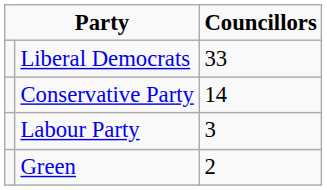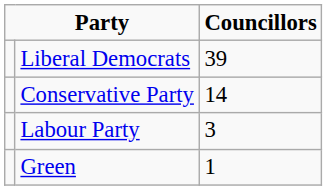(216, 58) 33 -> (216, 58) 39
(210, 166) 2 -> (210, 166) 1
